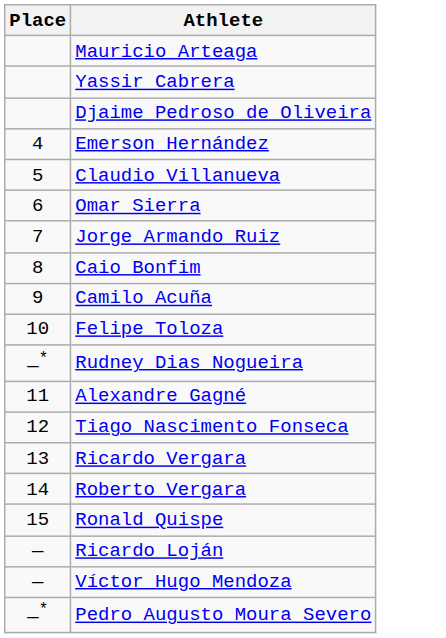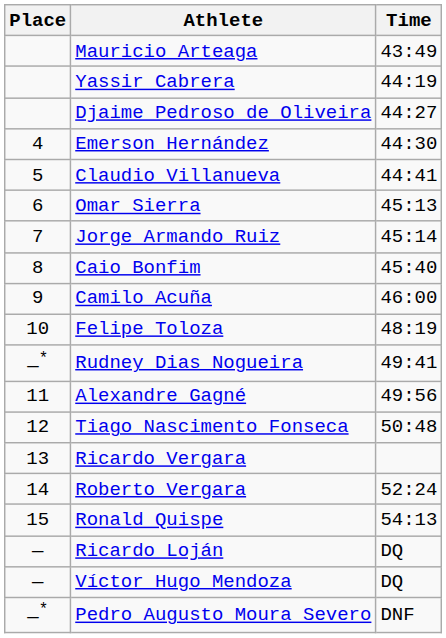+ column: (409, 20)
